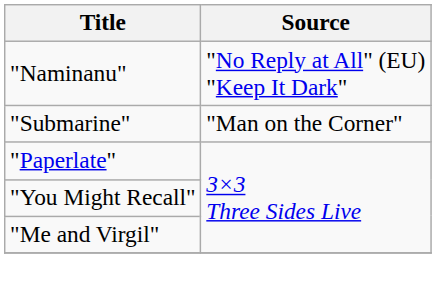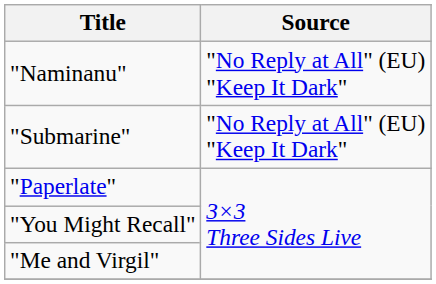(304, 123) "Man on the Corner" -> (316, 136) "No Reply at All" (EU) "Keep It Dark"
